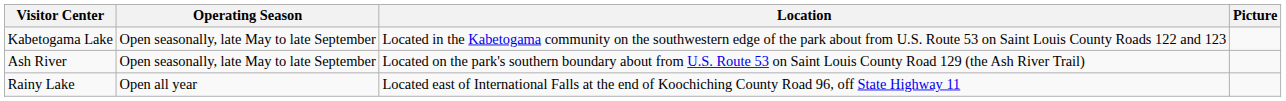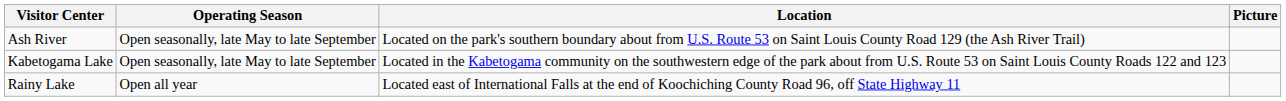rows swapped: (37, 61) <-> (60, 38)
